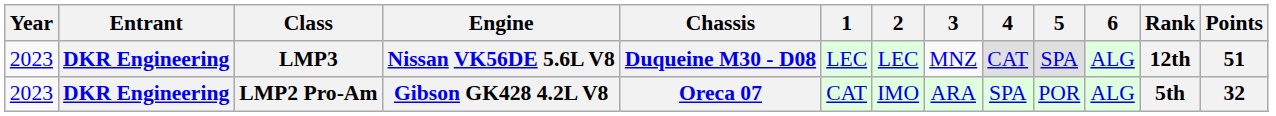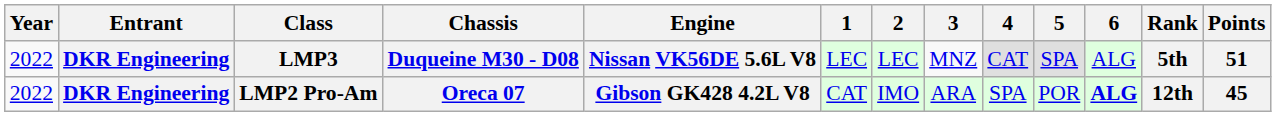columns swapped: (720, 22) <-> (501, 22)
(31, 58) 2023 -> (31, 58) 2022
(1170, 58) 12th -> (1172, 58) 5th
(31, 93) 2023 -> (31, 93) 2022
(1113, 93) normal -> (1114, 93) bold
(1170, 93) 5th -> (1172, 93) 12th
(1234, 93) 32 -> (1237, 93) 45
